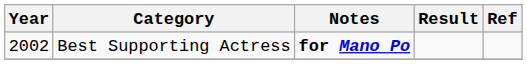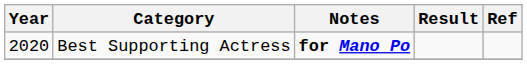(29, 46) 2002 -> (29, 46) 2020
